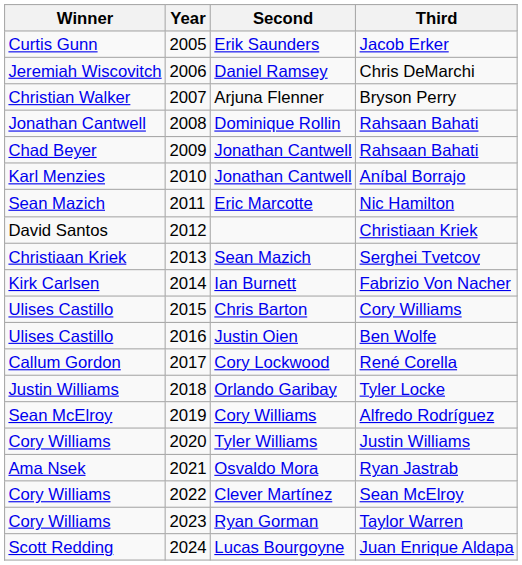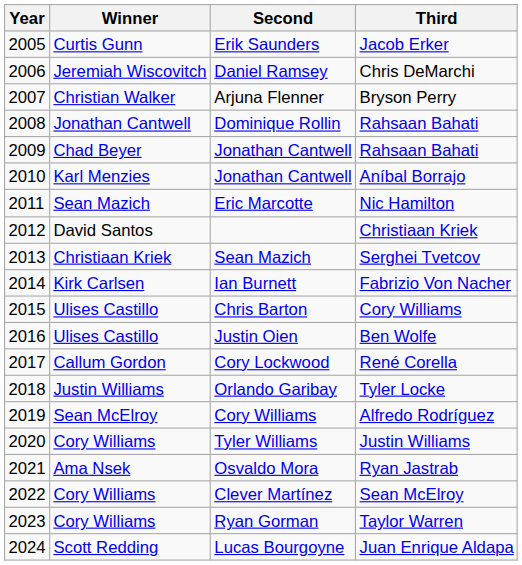columns swapped: (188, 18) <-> (85, 18)
